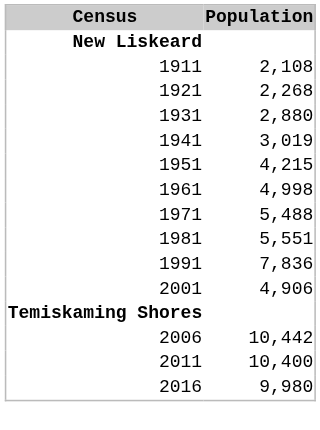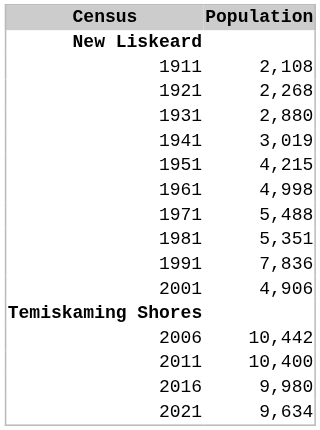(286, 240) 5,551 -> (286, 240) 5,351
+ row: (181, 412)
